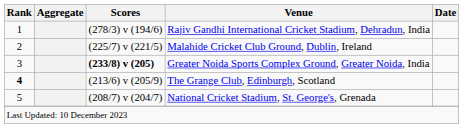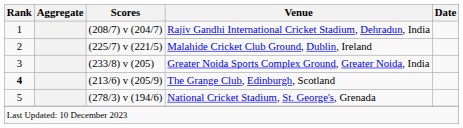(125, 30) (278/3) v (194/6) -> (125, 30) (208/7) v (204/7)
(121, 64) bold -> (121, 64) normal
(125, 98) (208/7) v (204/7) -> (125, 98) (278/3) v (194/6)
